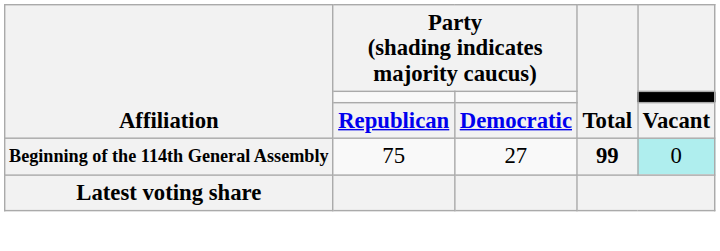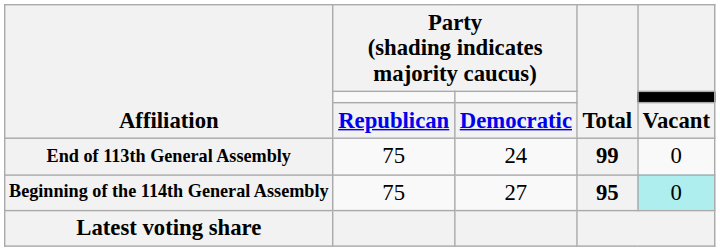+ row: (169, 156)
(607, 156) 99 -> (607, 192) 95
